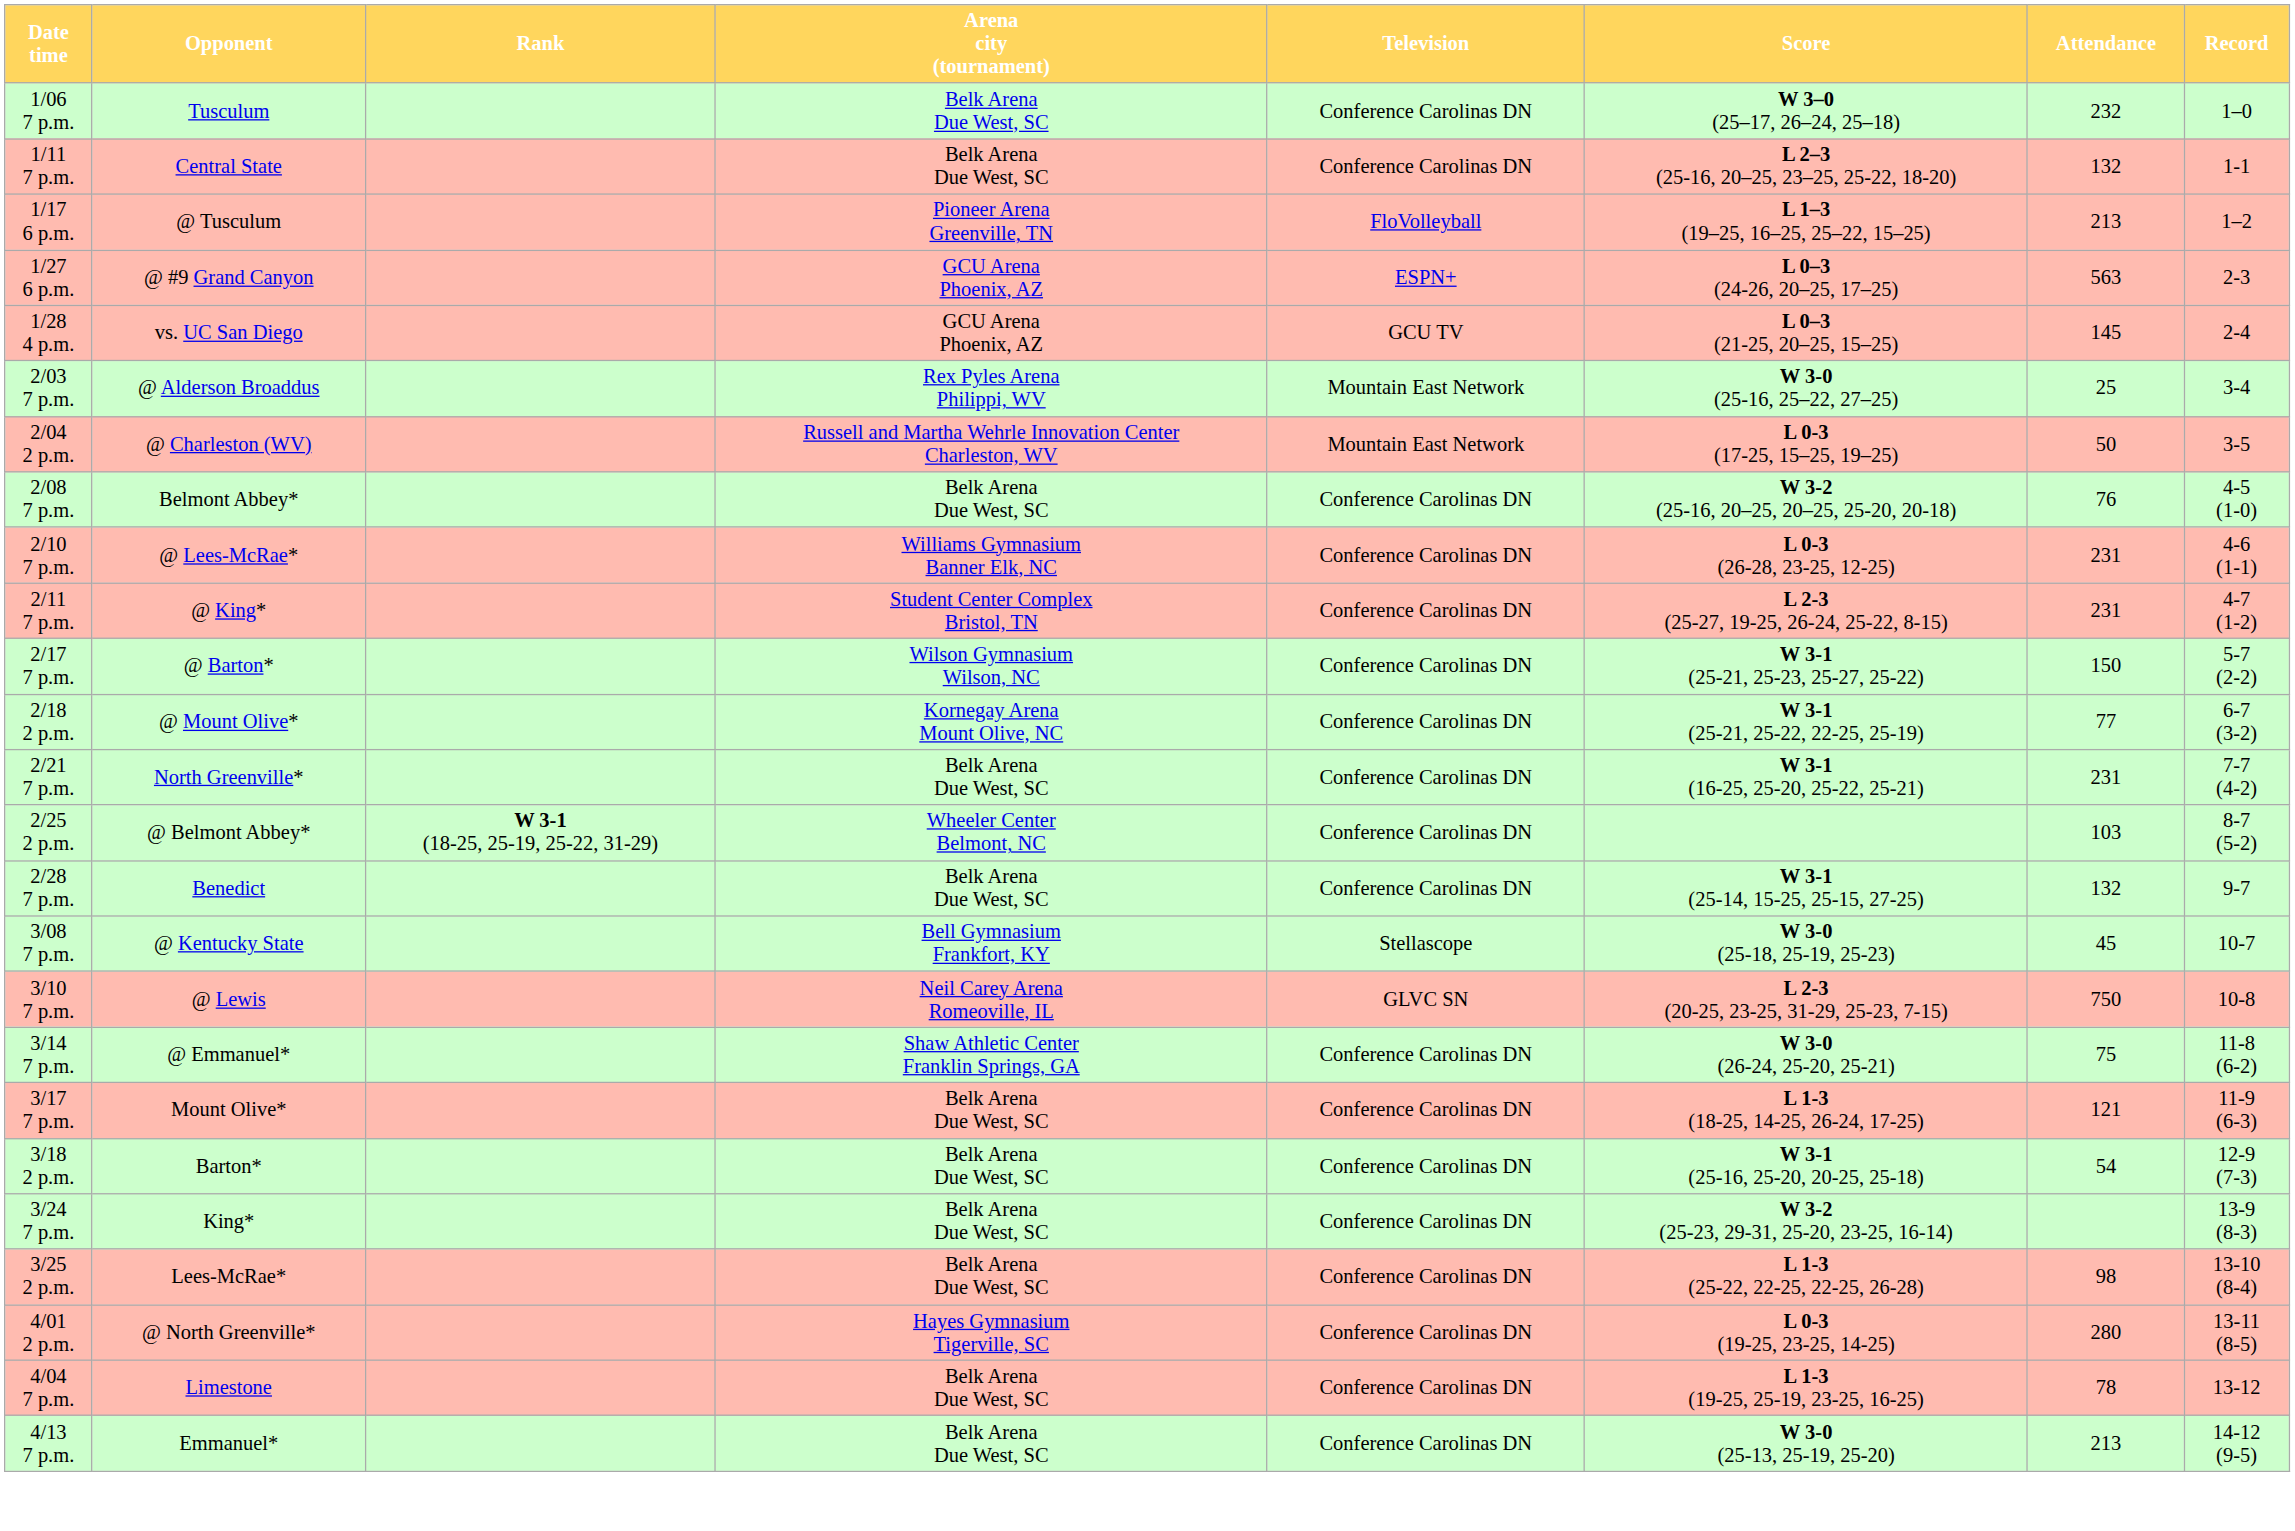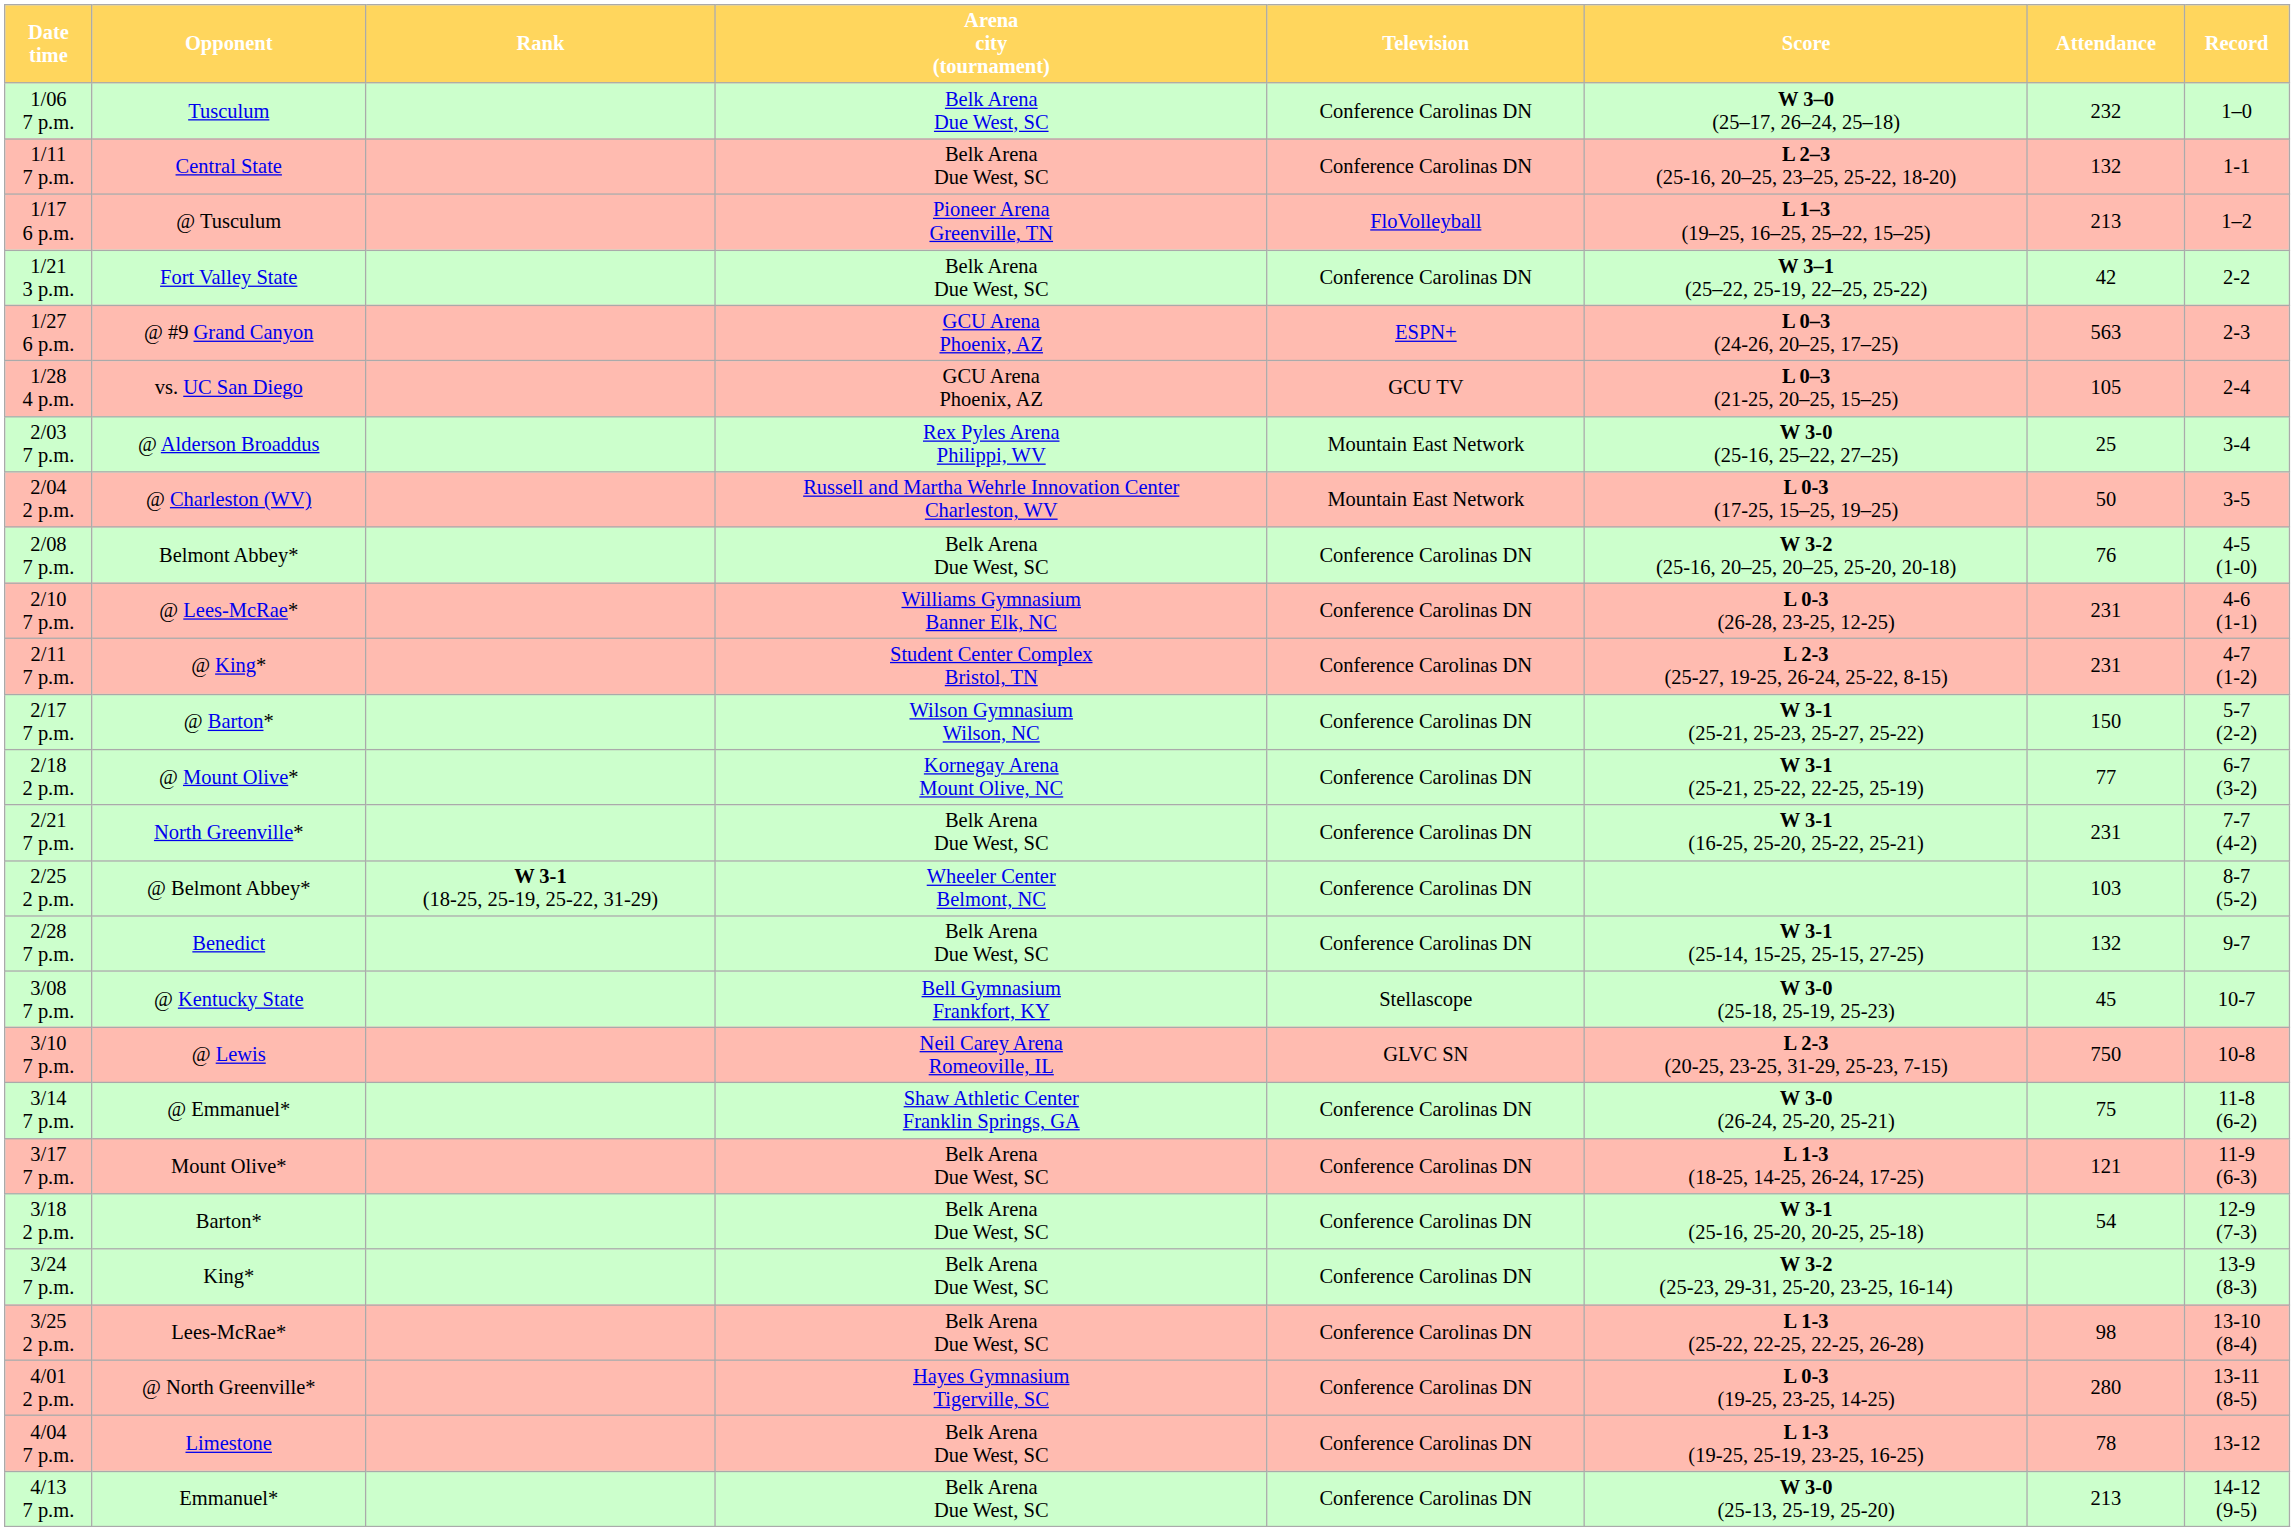+ row: (48, 277)
(2106, 332) 145 -> (2106, 388) 105
